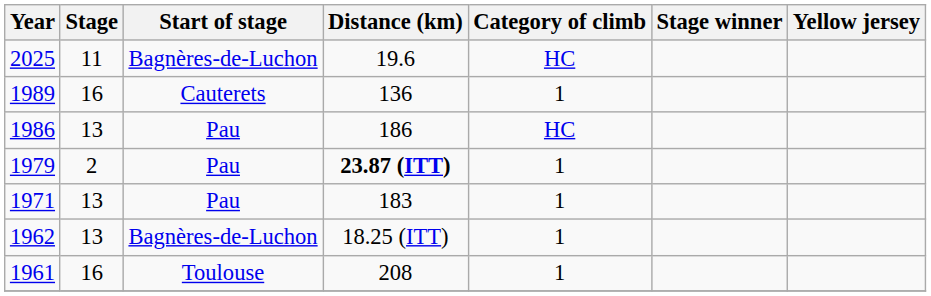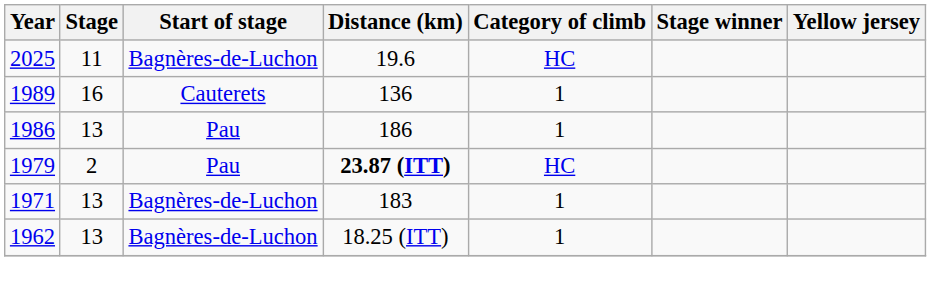(560, 129) HC -> (560, 129) 1
(560, 165) 1 -> (560, 165) HC
(223, 201) Pau -> (223, 201) Bagnères-de-Luchon
- row: (32, 272)
